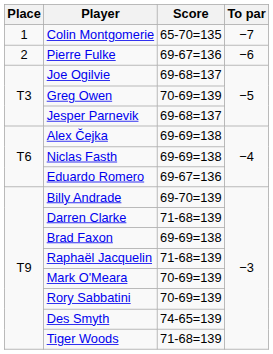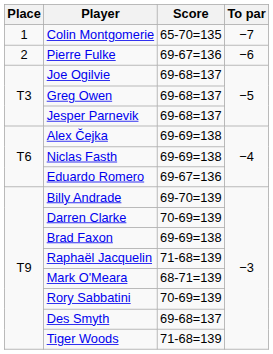(191, 95) 70-69=139 -> (191, 95) 69-68=137
(191, 217) 71-68=139 -> (191, 217) 70-69=139
(191, 278) 70-69=139 -> (191, 278) 68-71=139
(191, 319) 74-65=139 -> (191, 319) 69-68=137
